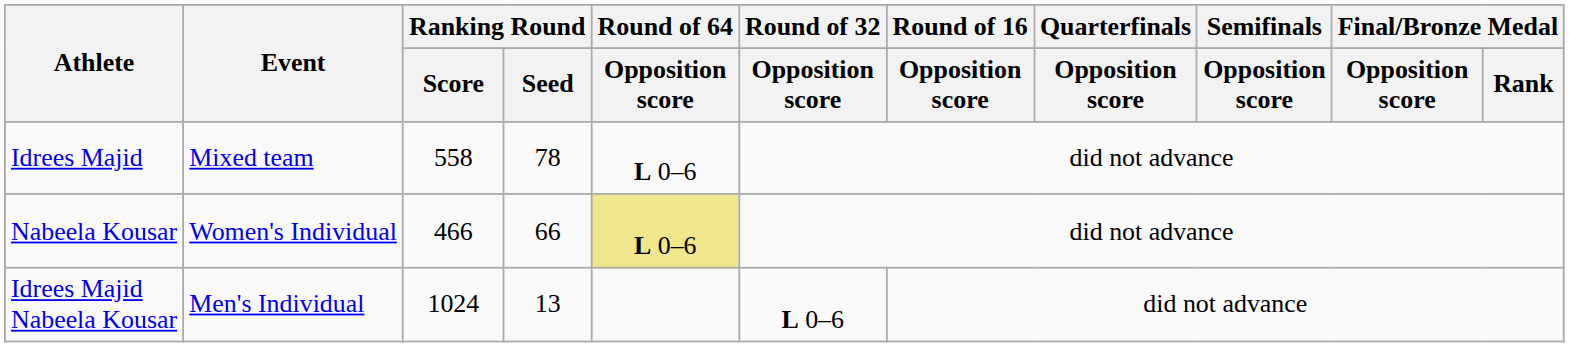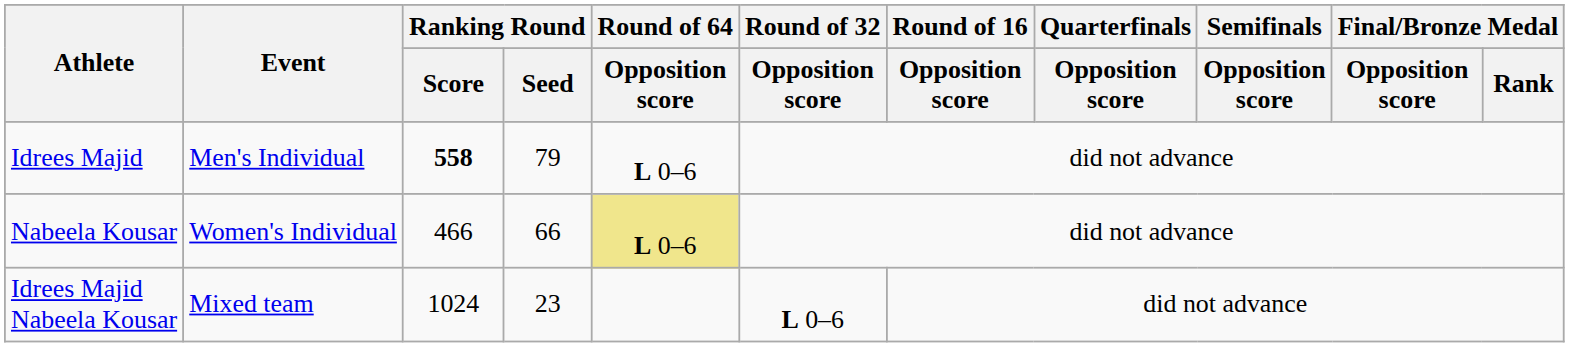(251, 157) Mixed team -> (277, 157) Men's Individual
(453, 157) normal -> (453, 157) bold
(548, 157) 78 -> (548, 157) 79
(277, 304) Men's Individual -> (251, 304) Mixed team
(548, 304) 13 -> (548, 304) 23
